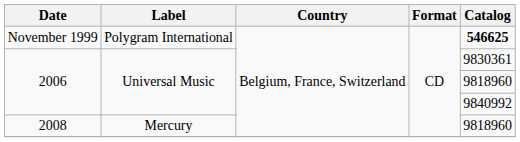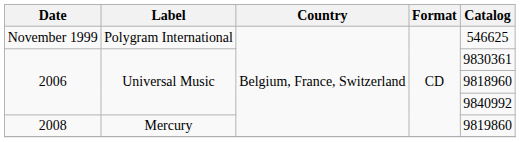(488, 37) bold -> (488, 37) normal
(488, 125) 9818960 -> (488, 125) 9819860
